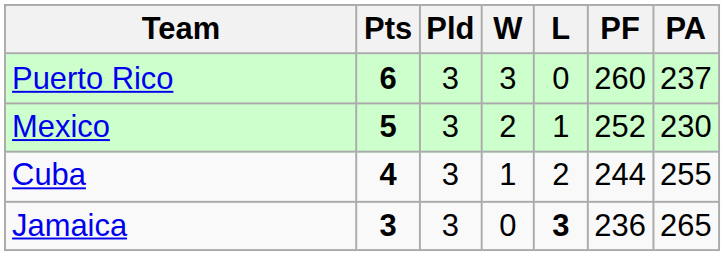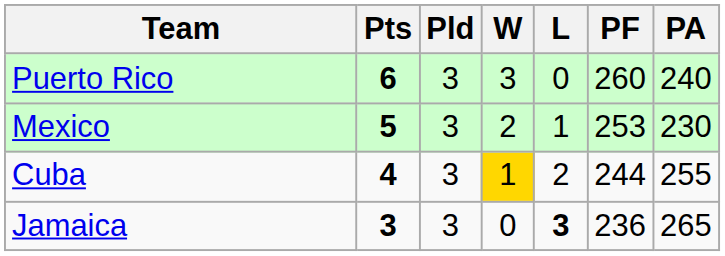(686, 77) 237 -> (686, 77) 240
(620, 126) 252 -> (620, 126) 253
(508, 175) no background -> (508, 175) gold background
